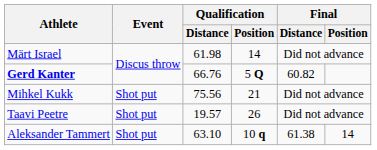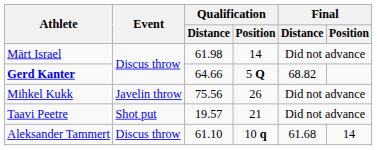(207, 74) 66.76 -> (209, 74) 64.66
(301, 74) 60.82 -> (302, 74) 68.82
(136, 94) Shot put -> (149, 94) Javelin throw
(254, 94) 21 -> (255, 94) 26
(254, 114) 26 -> (255, 114) 21
(136, 135) Shot put -> (148, 135) Discus throw
(207, 135) 63.10 -> (209, 135) 61.10
(301, 135) 61.38 -> (302, 135) 61.68
